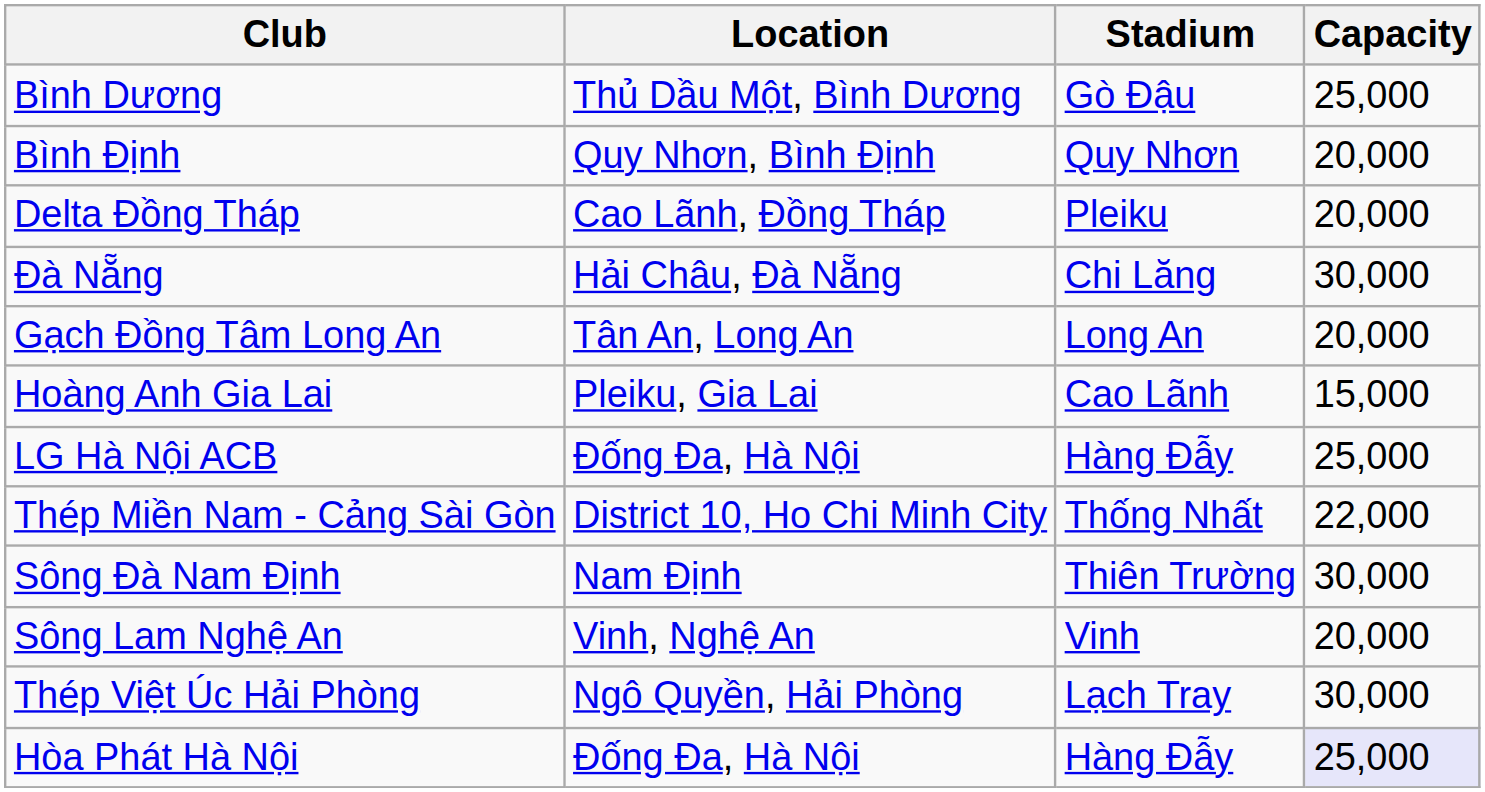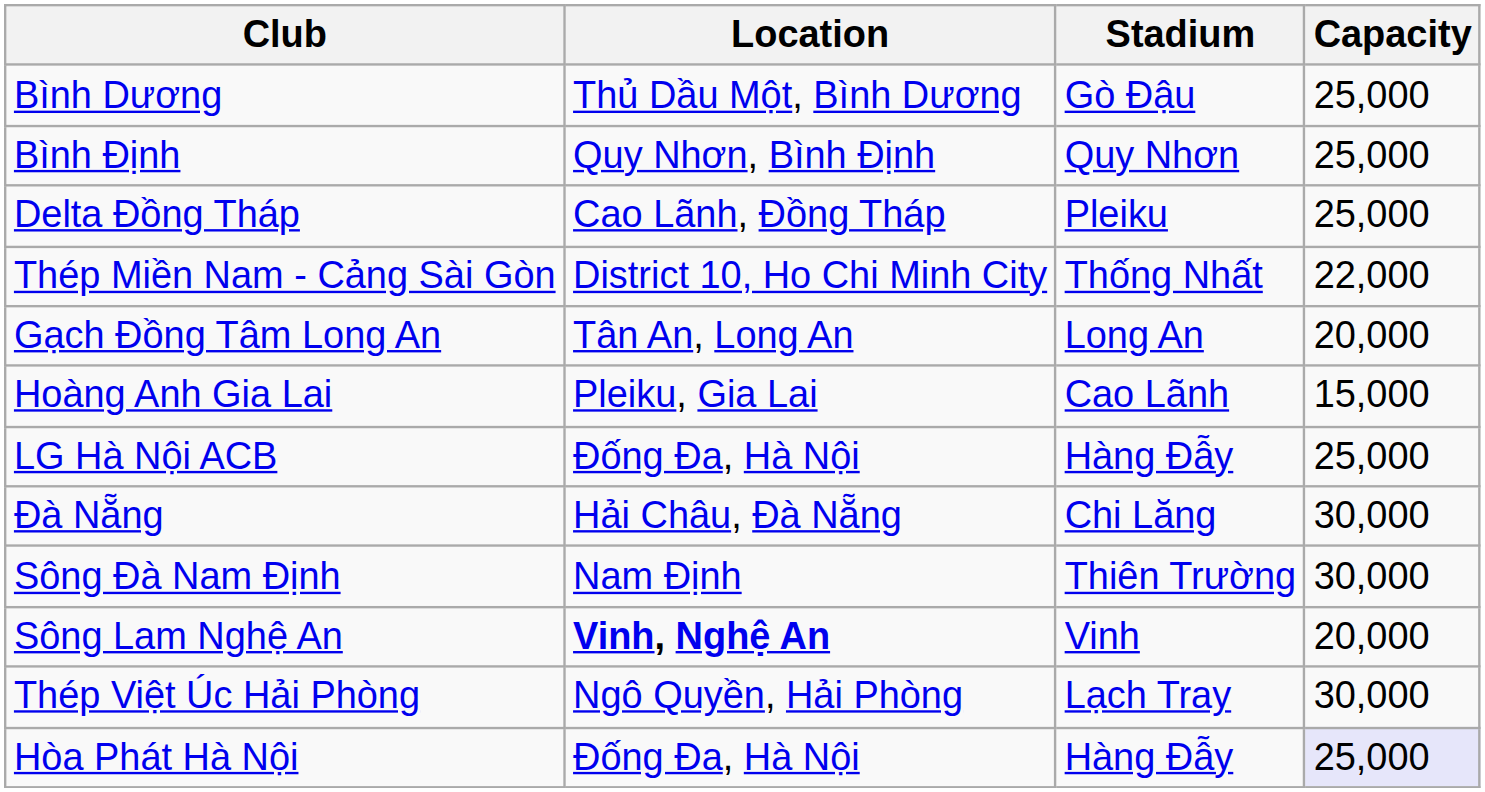(1372, 154) 20,000 -> (1372, 154) 25,000
(1372, 214) 20,000 -> (1372, 214) 25,000
rows swapped: (89, 275) <-> (285, 515)
(694, 635) normal -> (702, 635) bold
